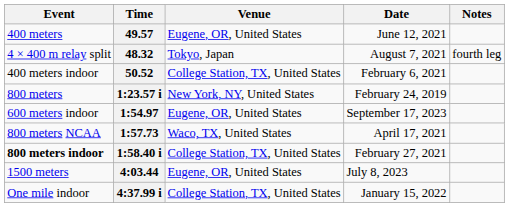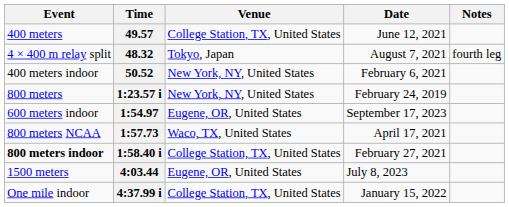(235, 34) Eugene, OR, United States -> (254, 34) College Station, TX, United States
(254, 73) College Station, TX, United States -> (241, 73) New York, NY, United States
